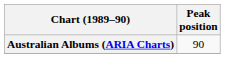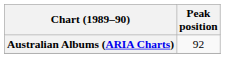(198, 44) 90 -> (198, 44) 92
